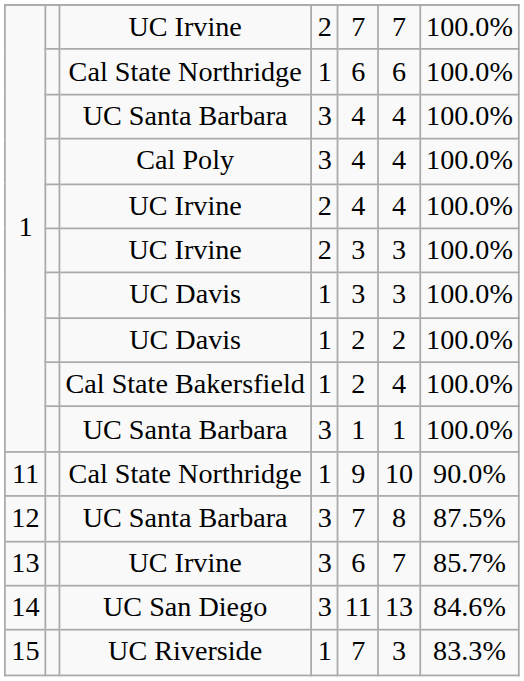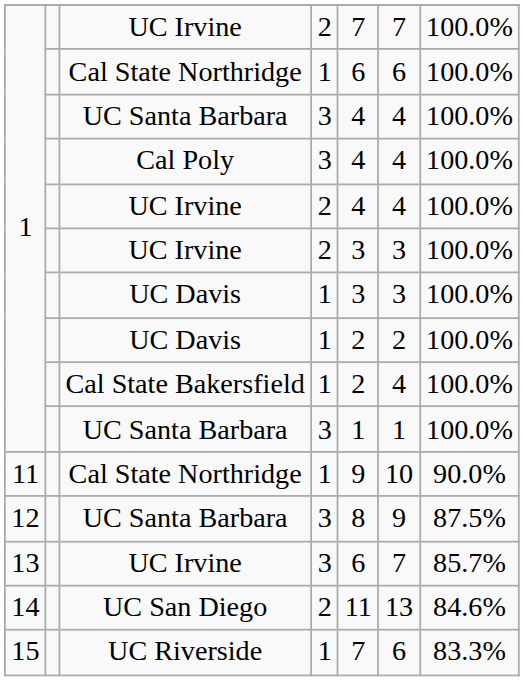(358, 518) 7 -> (358, 518) 8
(399, 518) 8 -> (399, 518) 9
(325, 607) 3 -> (325, 607) 2
(399, 652) 3 -> (399, 652) 6
